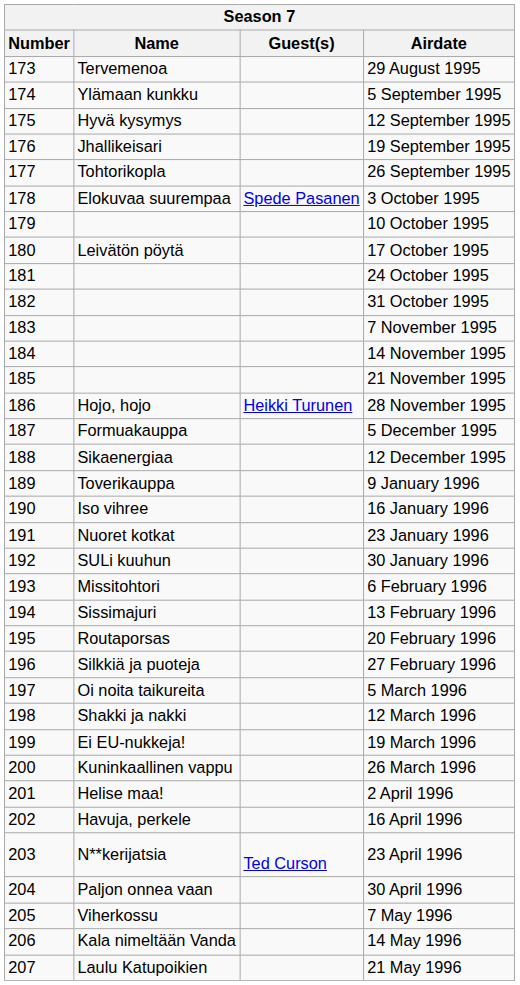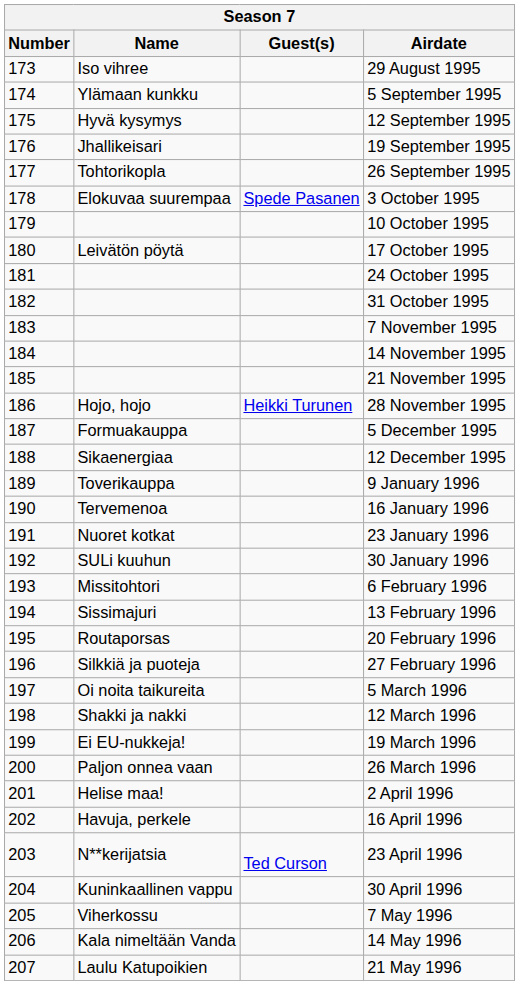(122, 69) Tervemenoa -> (113, 69) Iso vihree
(113, 509) Iso vihree -> (122, 509) Tervemenoa
(155, 768) Kuninkaallinen vappu -> (145, 768) Paljon onnea vaan
(145, 889) Paljon onnea vaan -> (155, 889) Kuninkaallinen vappu
